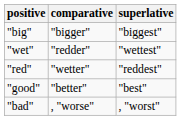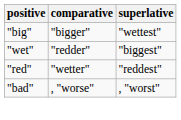(140, 32) "biggest" -> (140, 32) "wettest"
(140, 50) "wettest" -> (140, 50) "biggest"
- row: (24, 87)
